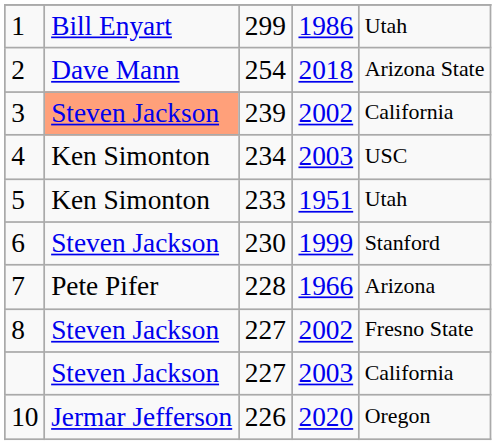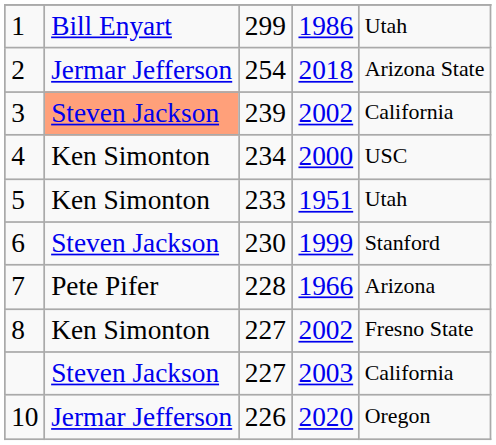(115, 69) Dave Mann -> (142, 69) Jermar Jefferson
(326, 156) 2003 -> (326, 156) 2000
(135, 329) Steven Jackson -> (131, 329) Ken Simonton
